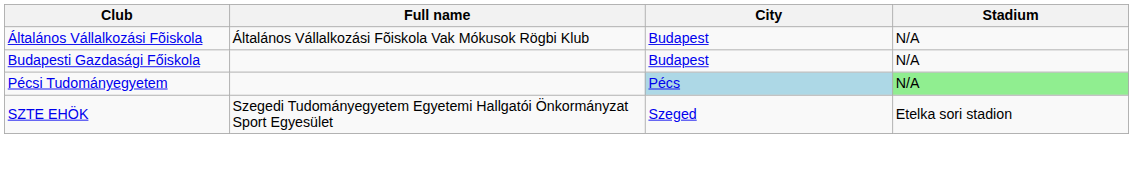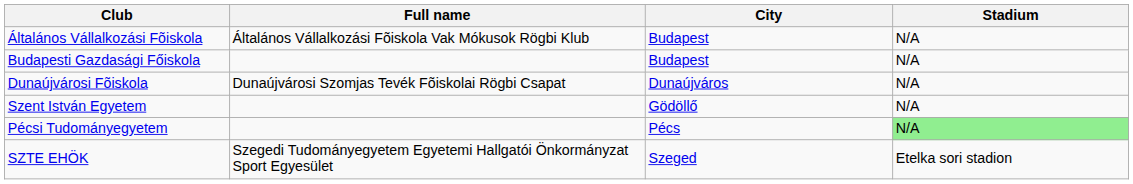+ row: (78, 83)
+ row: (77, 106)
(664, 83) lightblue background -> (664, 128) no background
